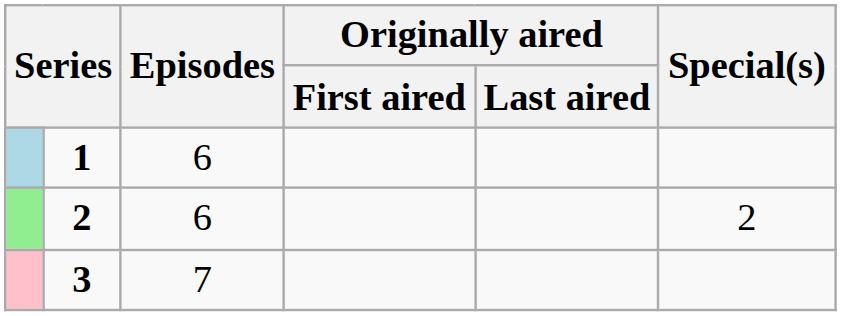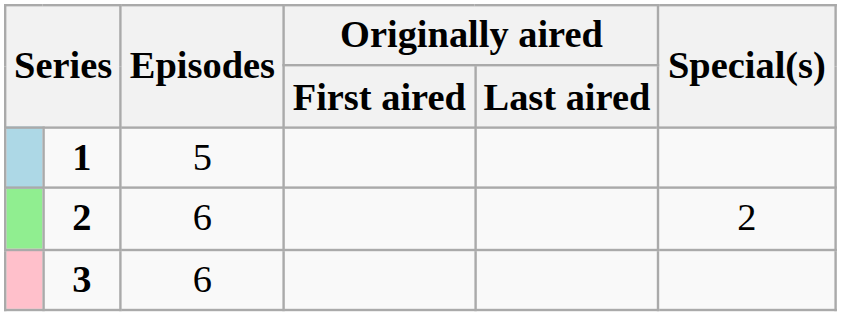(202, 156) 6 -> (202, 156) 5
(202, 278) 7 -> (202, 278) 6
